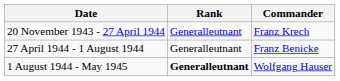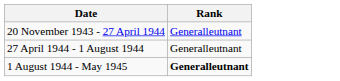- column: (293, 13)
